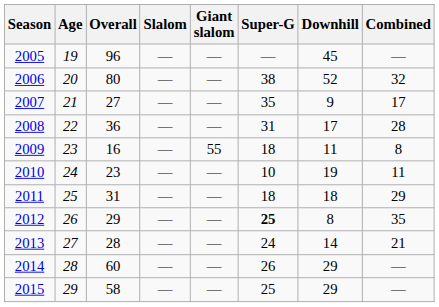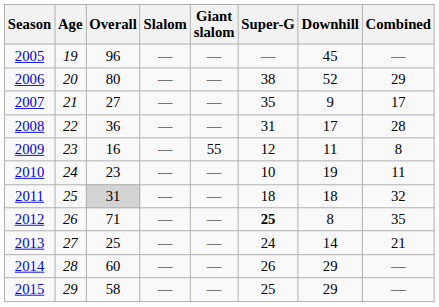(398, 79) 32 -> (398, 79) 29
(268, 149) 18 -> (268, 149) 12
(113, 196) no background -> (113, 196) lightgrey background
(398, 196) 29 -> (398, 196) 32
(113, 219) 29 -> (113, 219) 71
(113, 242) 28 -> (113, 242) 25
